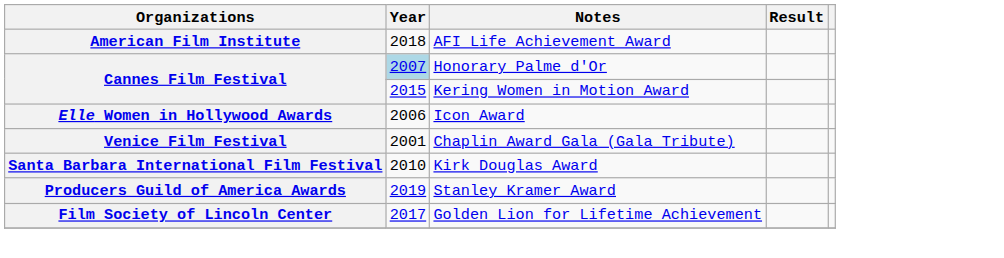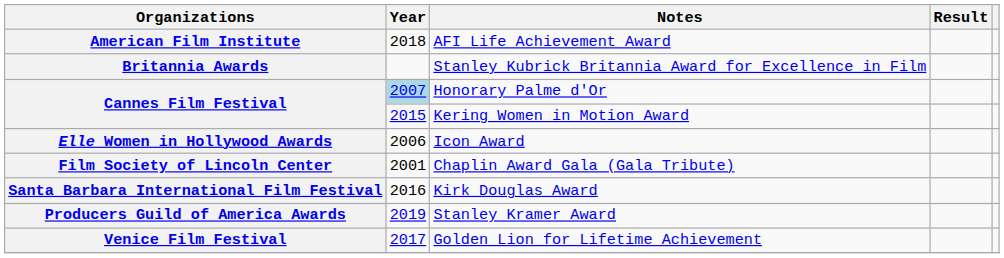+ row: (680, 67)
(195, 141) Venice Film Festival -> (195, 166) Film Society of Lincoln Center
(408, 166) 2010 -> (408, 191) 2016
(195, 215) Film Society of Lincoln Center -> (195, 240) Venice Film Festival
